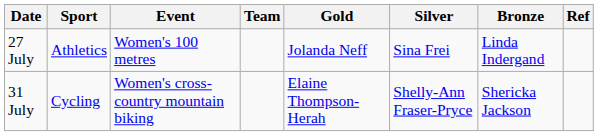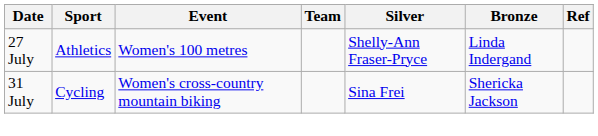- column: (337, 16)
(422, 50) Sina Frei -> (388, 50) Shelly-Ann Fraser-Pryce
(433, 100) Shelly-Ann Fraser-Pryce -> (376, 92) Sina Frei
